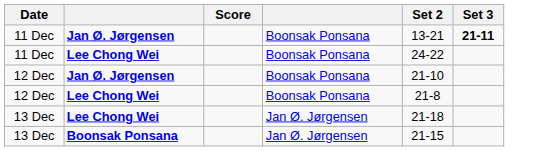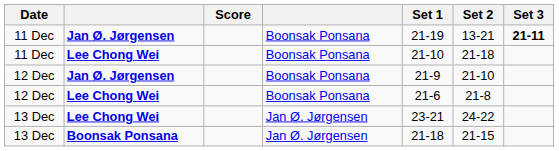+ column: (428, 15)
(428, 55) 24-22 -> (478, 55) 21-18
(428, 116) 21-18 -> (478, 116) 24-22
